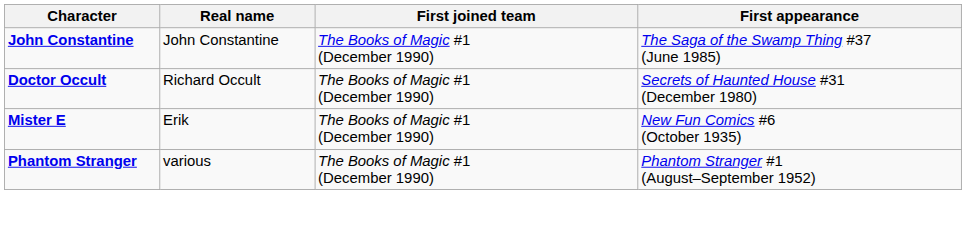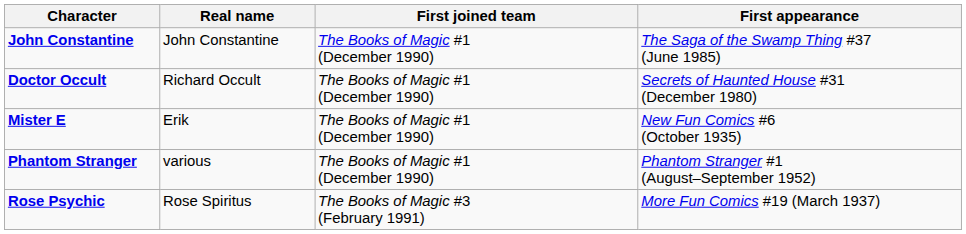+ row: (56, 201)
